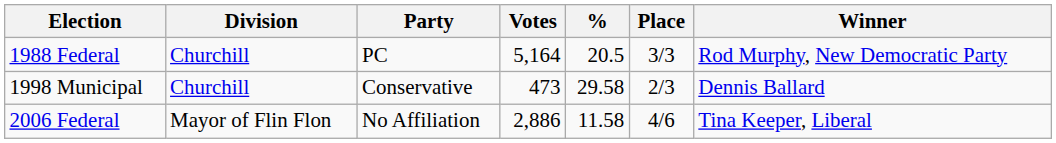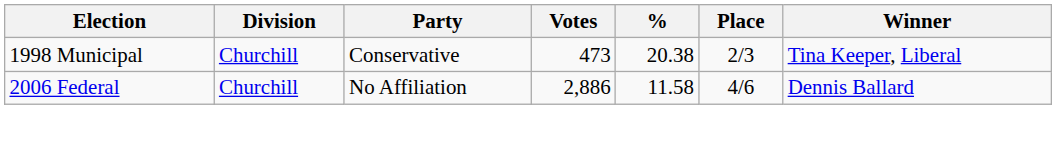- row: (64, 54)
(601, 87) 29.58 -> (670, 54) 20.38
(761, 87) Dennis Ballard -> (874, 54) Tina Keeper, Liberal
(251, 120) Mayor of Flin Flon -> (259, 87) Churchill
(785, 120) Tina Keeper, Liberal -> (851, 87) Dennis Ballard
